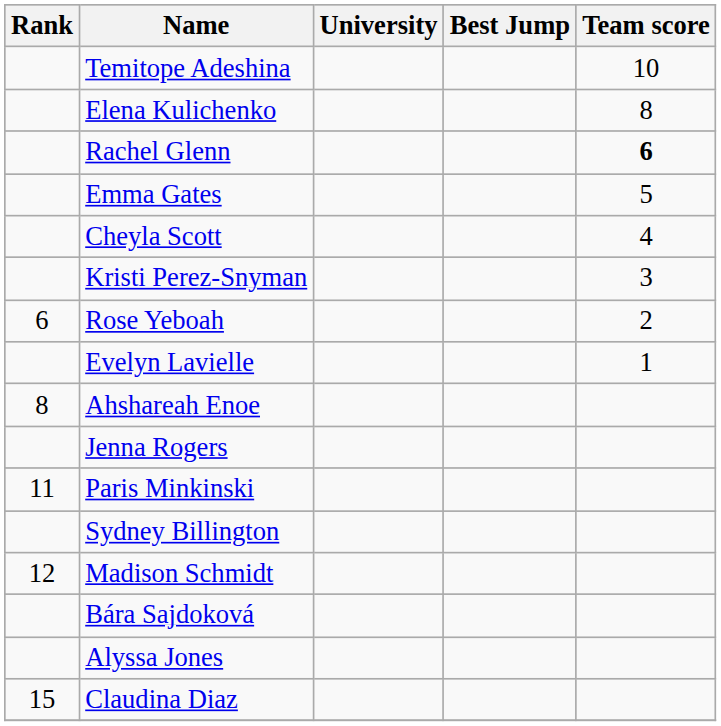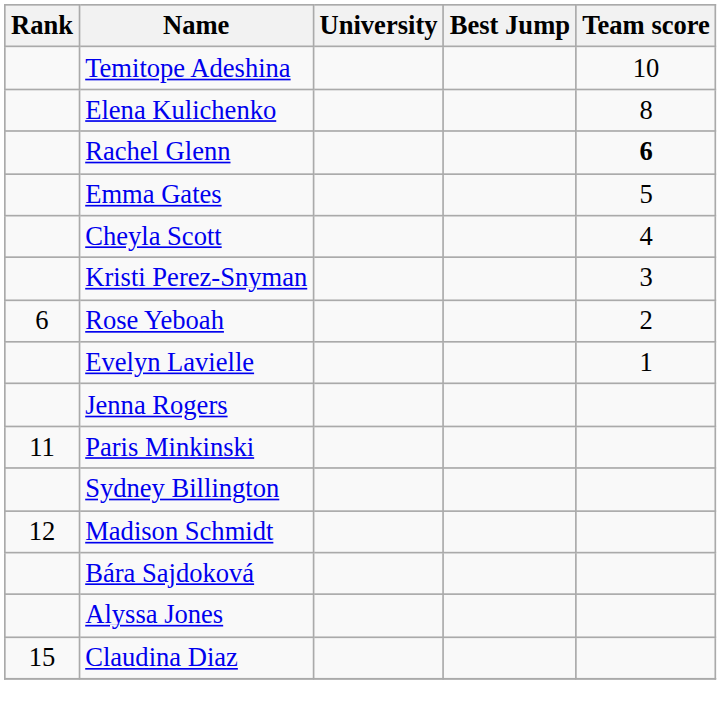- row: (173, 404)
